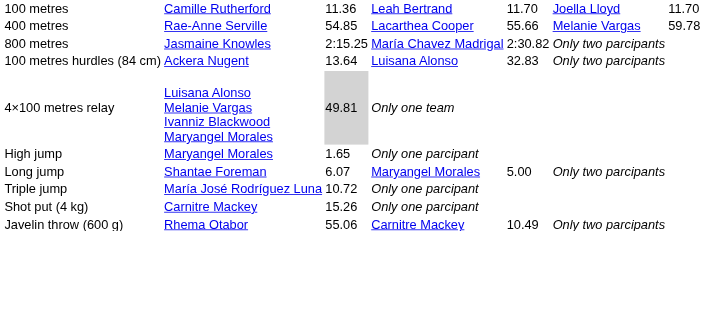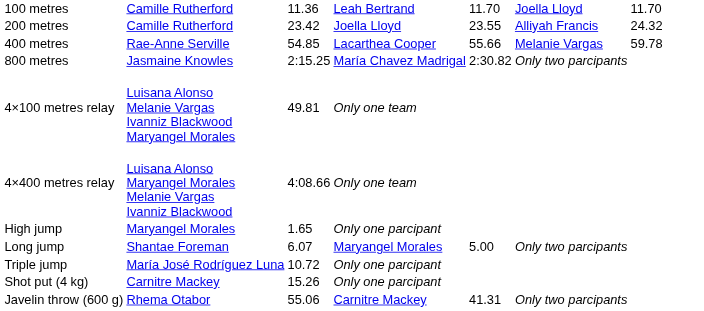+ row: (36, 26)
- row: (83, 61)
(341, 107) lightgrey background -> (304, 107) no background
+ row: (59, 183)
(523, 224) 10.49 -> (485, 299) 41.31
